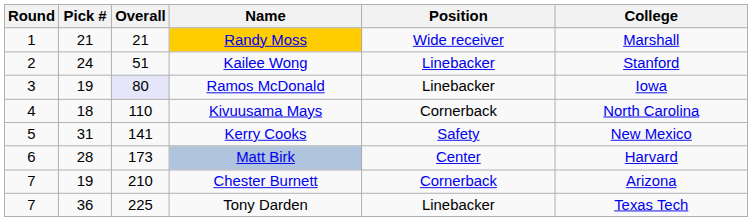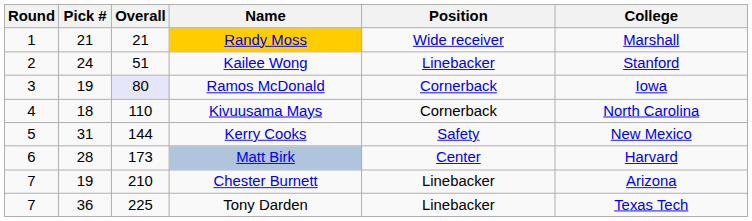(458, 87) Linebacker -> (458, 87) Cornerback
(140, 134) 141 -> (140, 134) 144
(458, 181) Cornerback -> (458, 181) Linebacker
